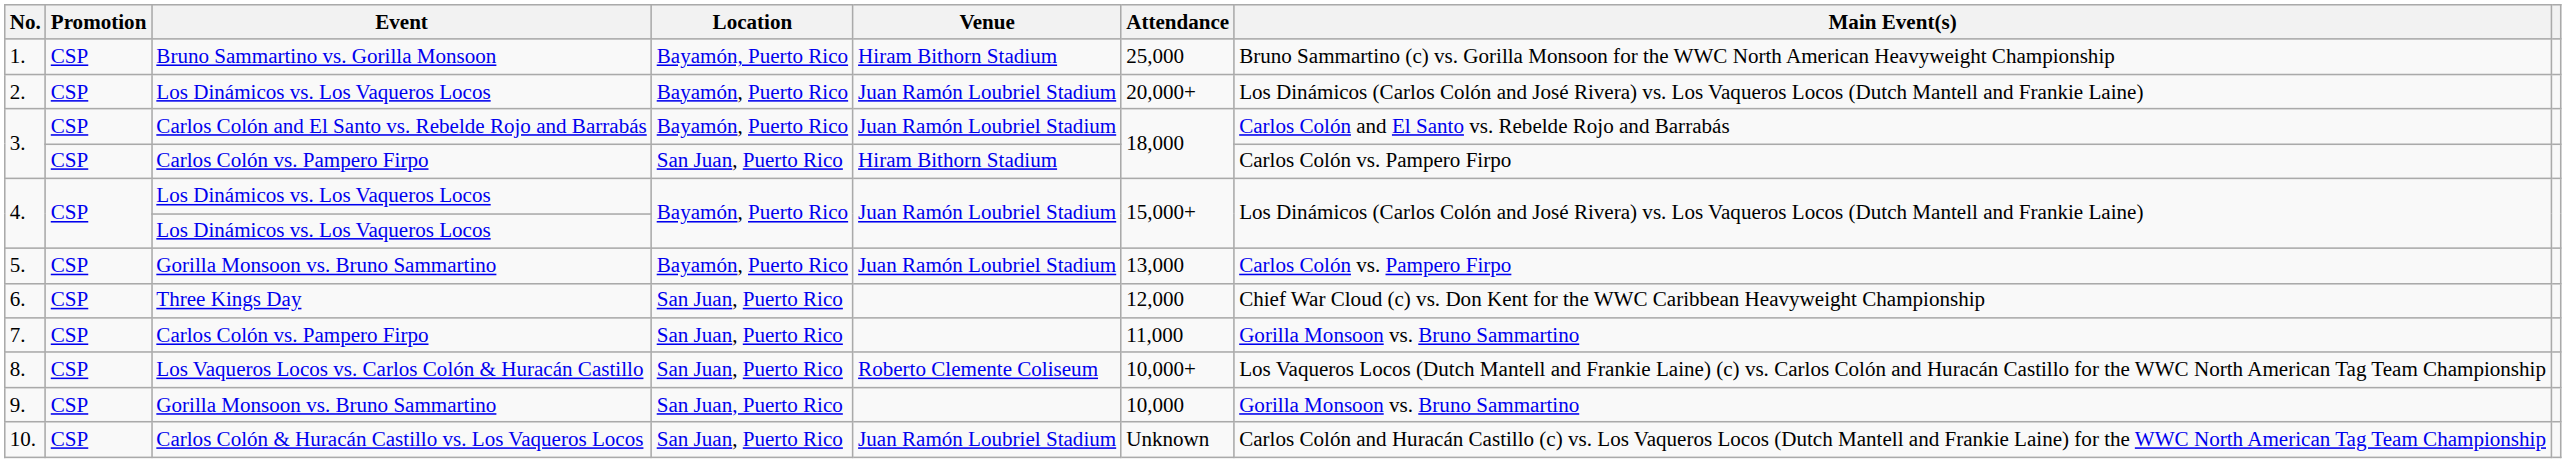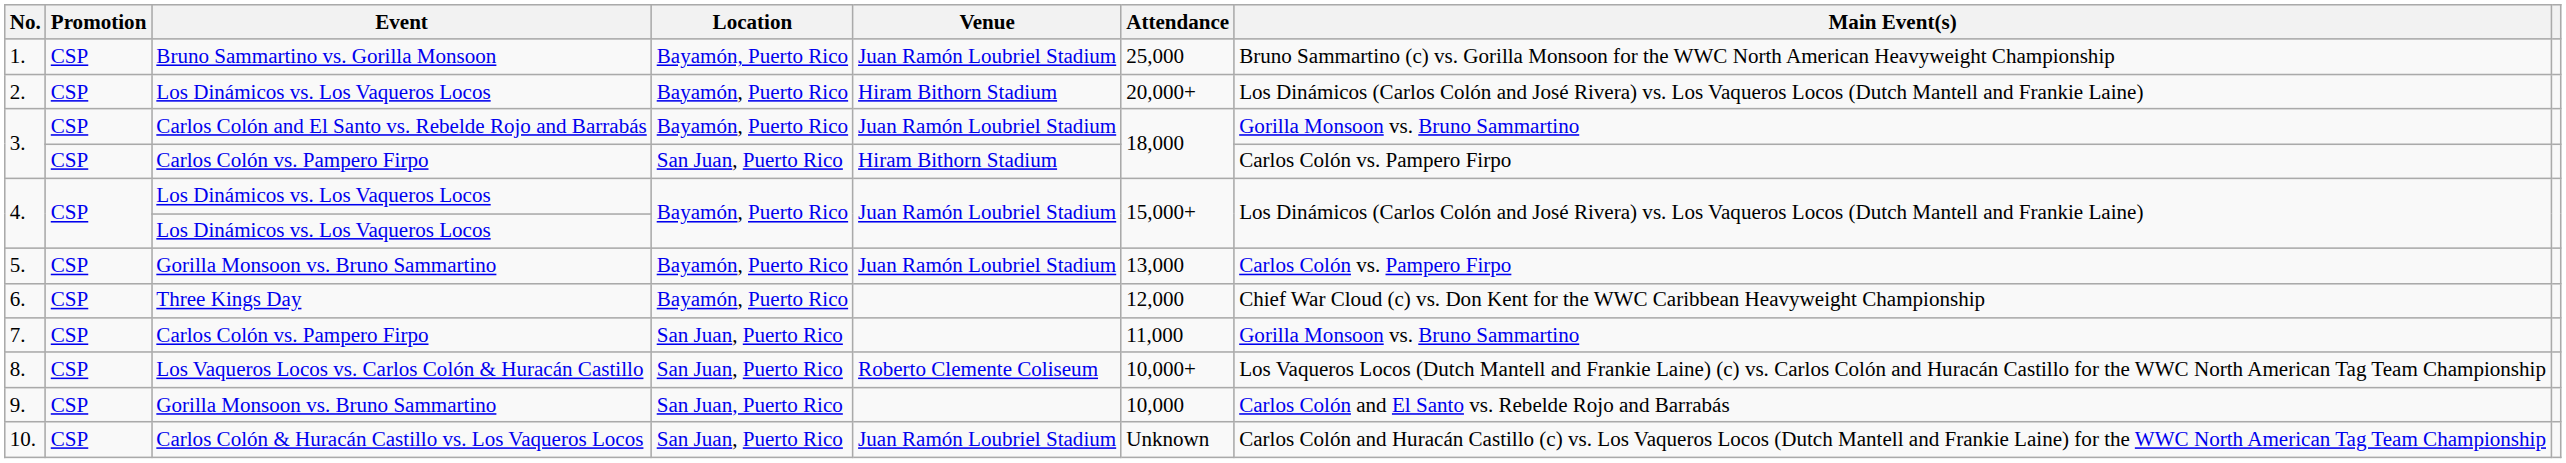(958, 56) Hiram Bithorn Stadium -> (987, 56) Juan Ramón Loubriel Stadium
(987, 91) Juan Ramón Loubriel Stadium -> (958, 91) Hiram Bithorn Stadium
(1484, 125) Carlos Colón and El Santo vs. Rebelde Rojo and Barrabás -> (1409, 125) Gorilla Monsoon vs. Bruno Sammartino
(750, 299) San Juan, Puerto Rico -> (752, 299) Bayamón, Puerto Rico
(1409, 404) Gorilla Monsoon vs. Bruno Sammartino -> (1484, 404) Carlos Colón and El Santo vs. Rebelde Rojo and Barrabás
